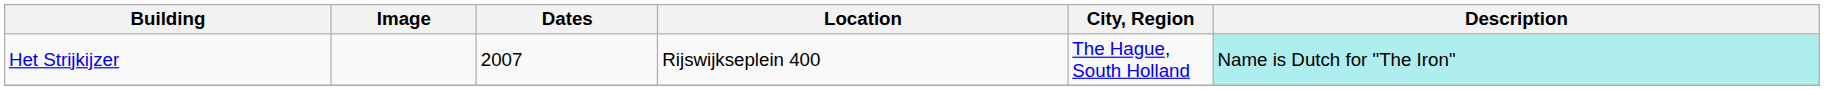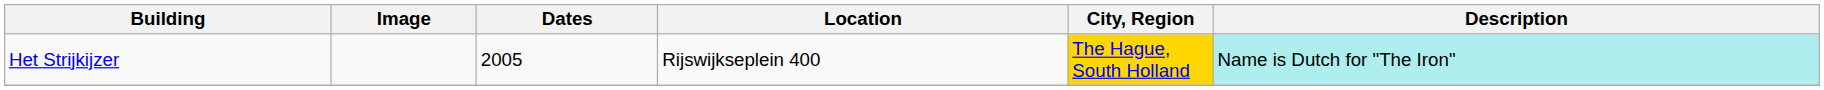(502, 59) 2007 -> (502, 59) 2005
(1131, 59) no background -> (1131, 59) gold background
